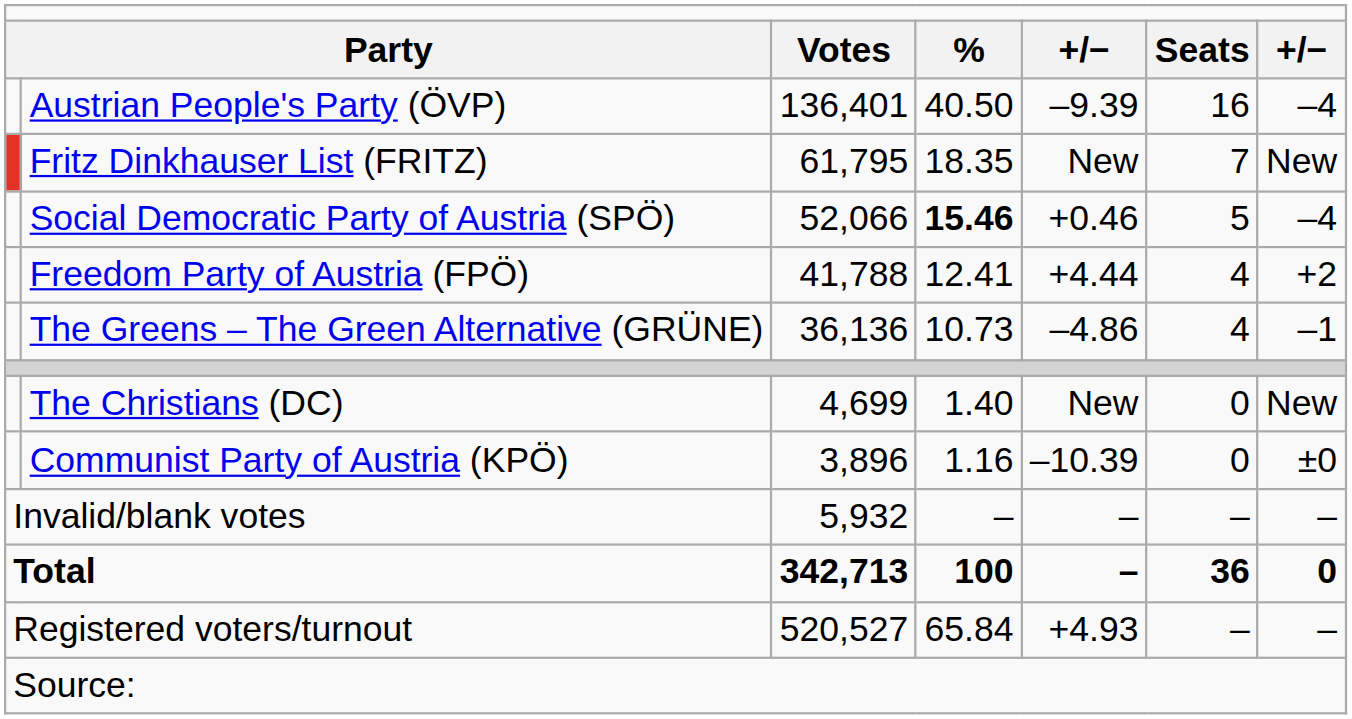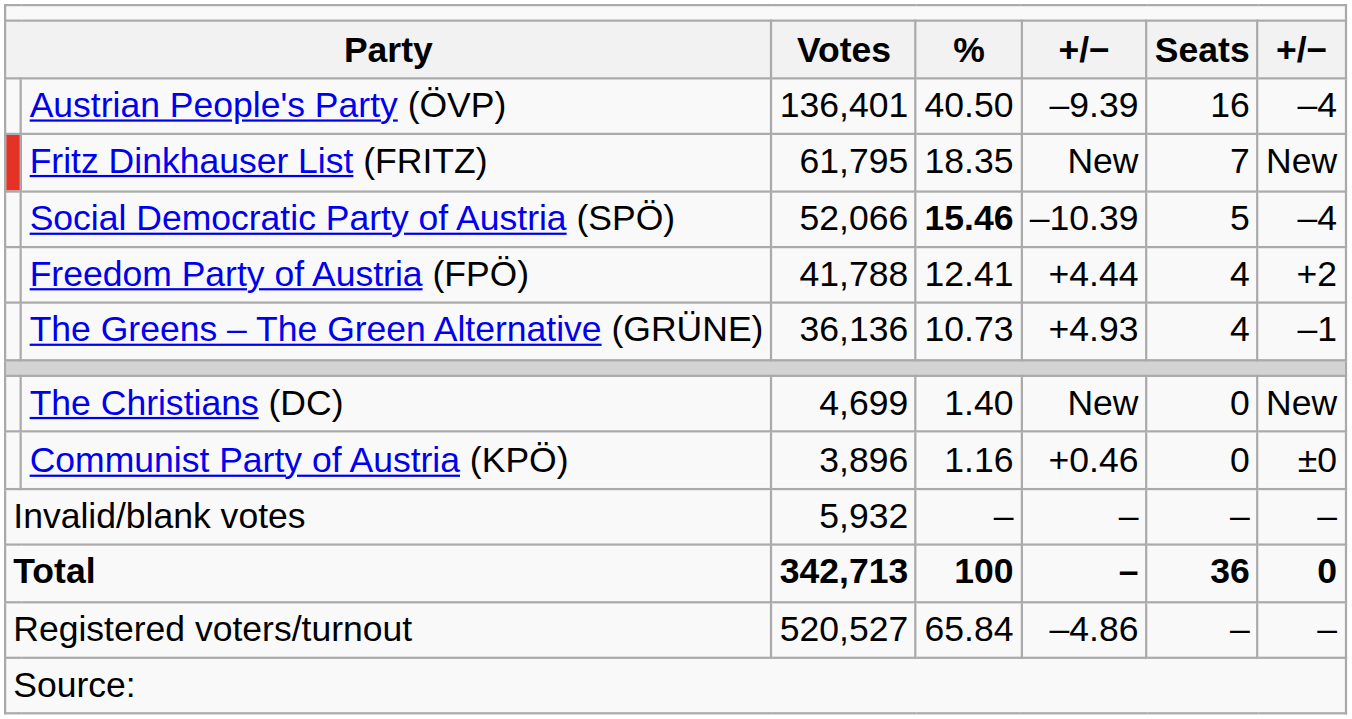(1094, 218) +0.46 -> (1084, 218) –10.39
(1094, 330) –4.86 -> (1094, 330) +4.93
(1084, 459) –10.39 -> (1094, 459) +0.46
(1094, 628) +4.93 -> (1094, 628) –4.86
